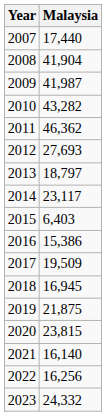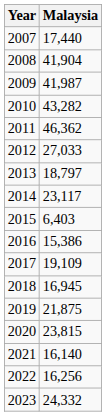(62, 151) 27,693 -> (62, 151) 27,033
(62, 264) 19,509 -> (62, 264) 19,109
